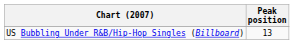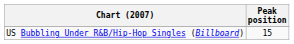(267, 33) 13 -> (267, 33) 15
